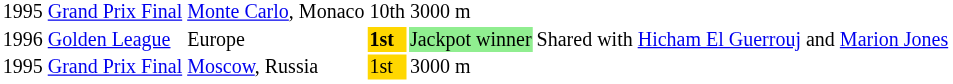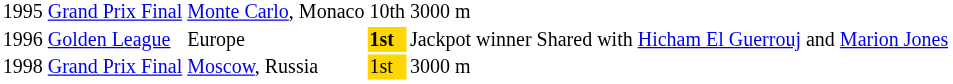(471, 39) lightgreen background -> (471, 39) no background
(23, 66) 1995 -> (23, 66) 1998
